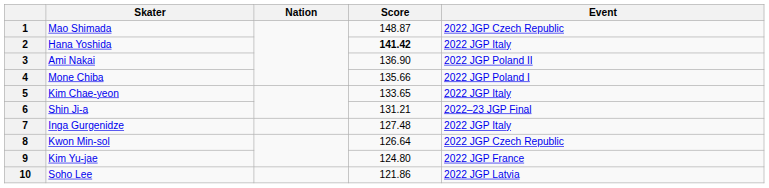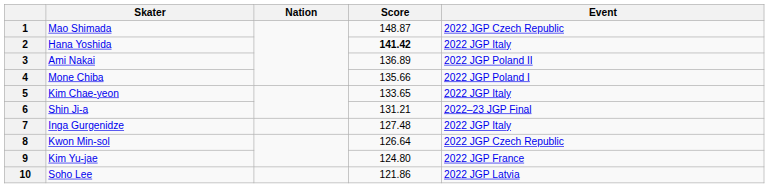(395, 61) 136.90 -> (395, 61) 136.89
